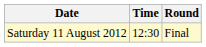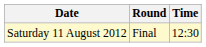columns swapped: (146, 13) <-> (182, 13)
